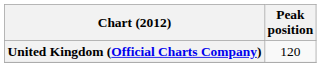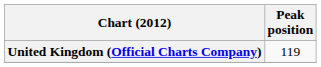(290, 51) 120 -> (290, 51) 119
